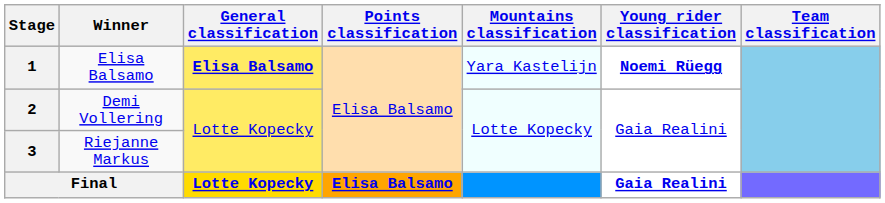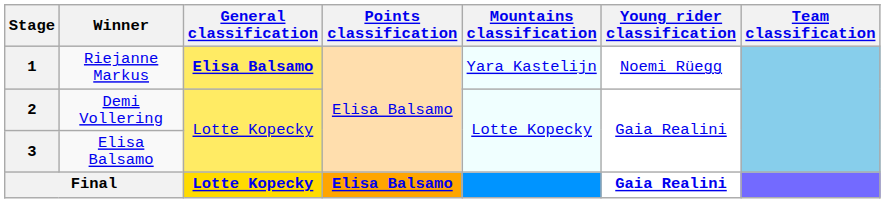(121, 67) Elisa Balsamo -> (121, 67) Riejanne Markus
(671, 67) bold -> (671, 67) normal
(121, 151) Riejanne Markus -> (121, 151) Elisa Balsamo
